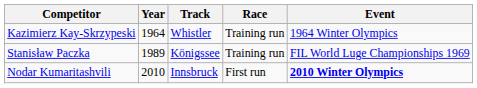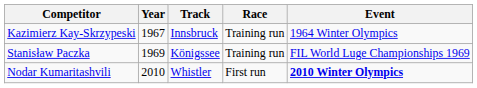(153, 33) 1964 -> (153, 33) 1967
(191, 33) Whistler -> (194, 33) Innsbruck
(153, 52) 1989 -> (153, 52) 1969
(194, 72) Innsbruck -> (191, 72) Whistler
